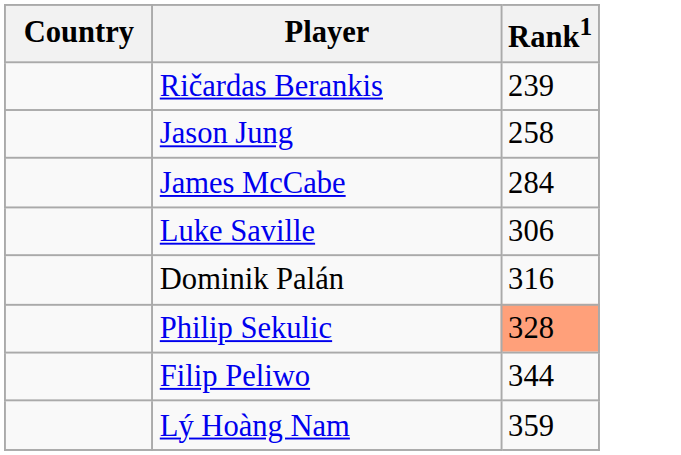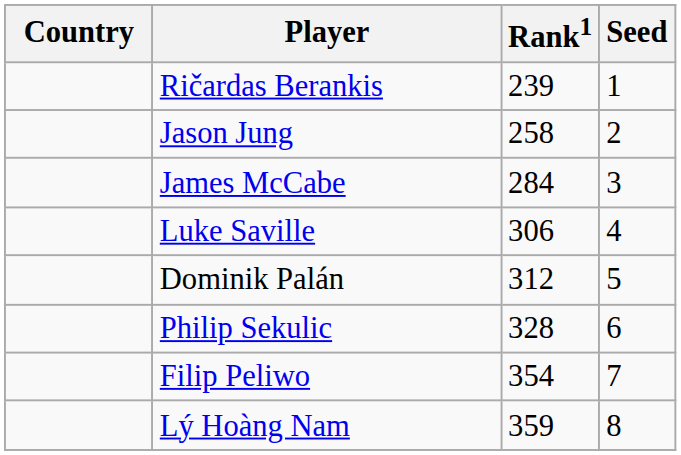+ column: (637, 32)
(531, 279) 316 -> (531, 279) 312
(531, 327) lightsalmon background -> (531, 327) no background
(531, 376) 344 -> (531, 376) 354
